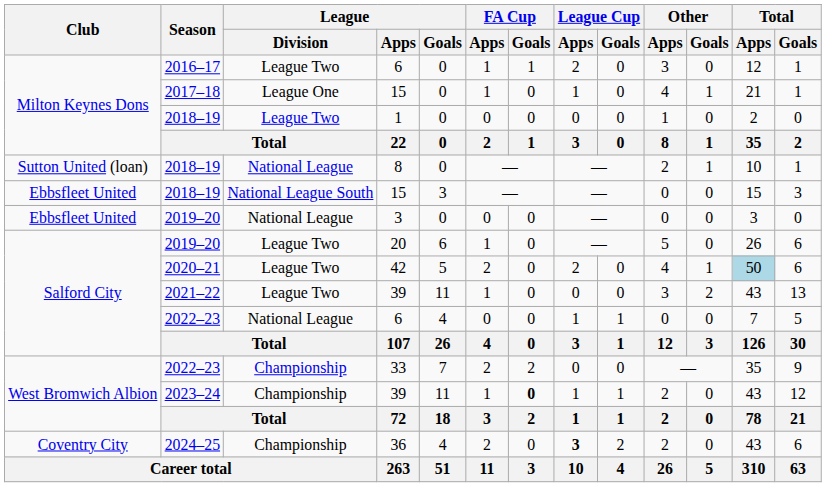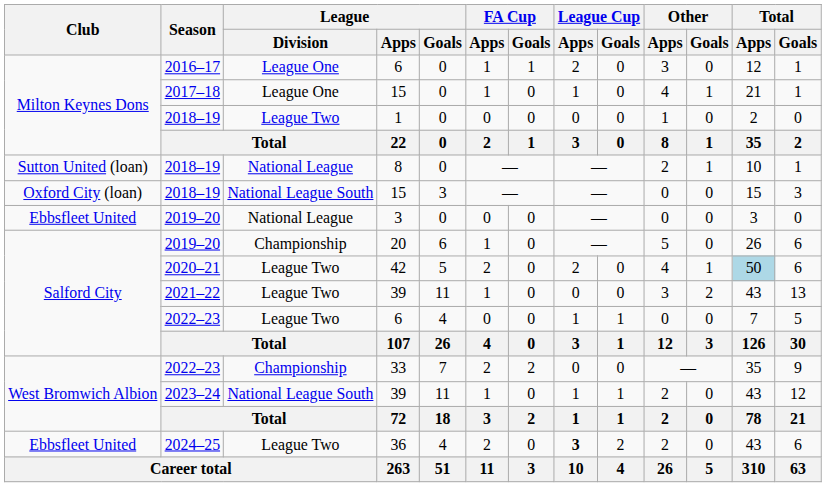(300, 67) League Two -> (300, 67) League One
(83, 192) Ebbsfleet United -> (83, 192) Oxford City (loan)
(300, 243) League Two -> (300, 243) Championship
(300, 318) National League -> (300, 318) League Two
(300, 393) Championship -> (300, 393) National League South
(531, 393) bold -> (531, 393) normal
(83, 444) Coventry City -> (83, 444) Ebbsfleet United
(300, 444) Championship -> (300, 444) League Two
